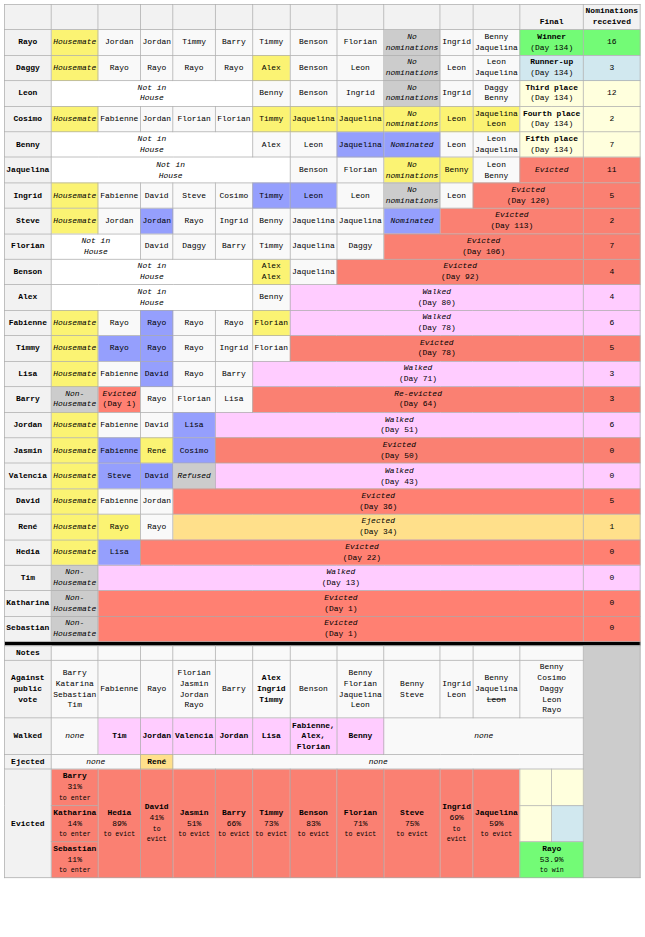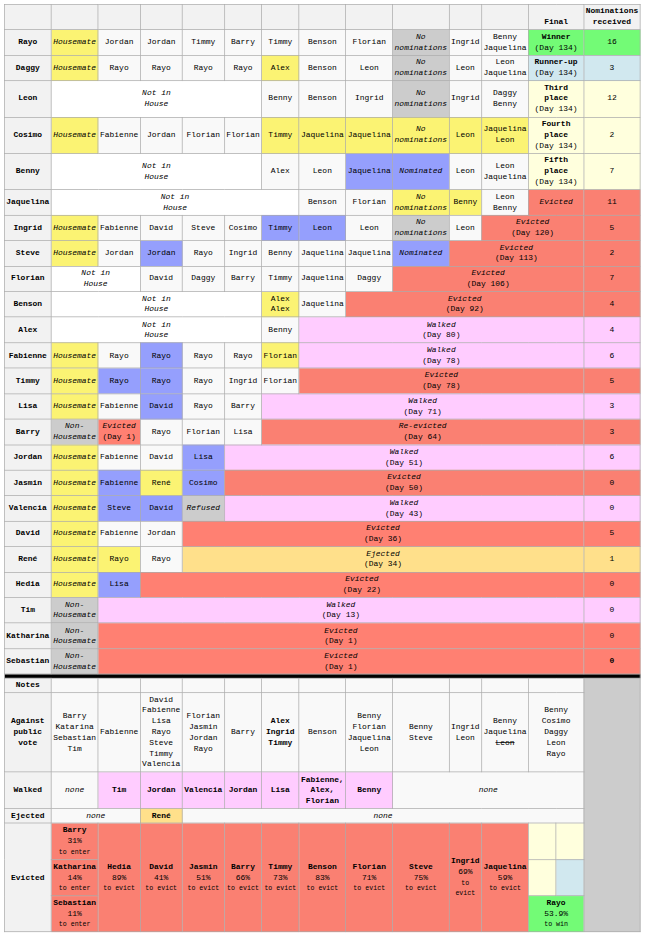(612, 629) normal -> (612, 661) bold
(157, 689) Rayo -> (161, 732) David Fabienne Lisa Rayo Steve Timmy Valencia
